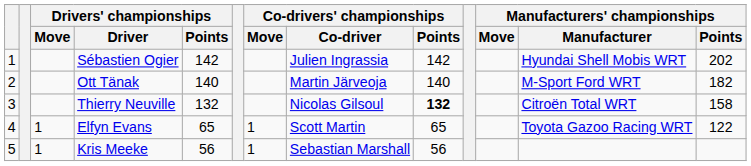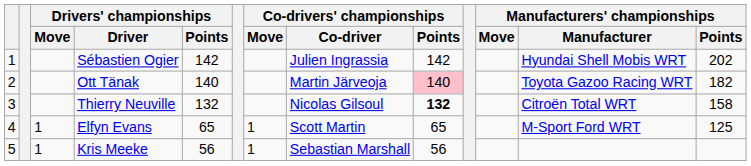(438, 82) no background -> (438, 82) pink background
(581, 82) M-Sport Ford WRT -> (607, 82) Toyota Gazoo Racing WRT
(607, 127) Toyota Gazoo Racing WRT -> (581, 127) M-Sport Ford WRT
(721, 127) 122 -> (721, 127) 125
